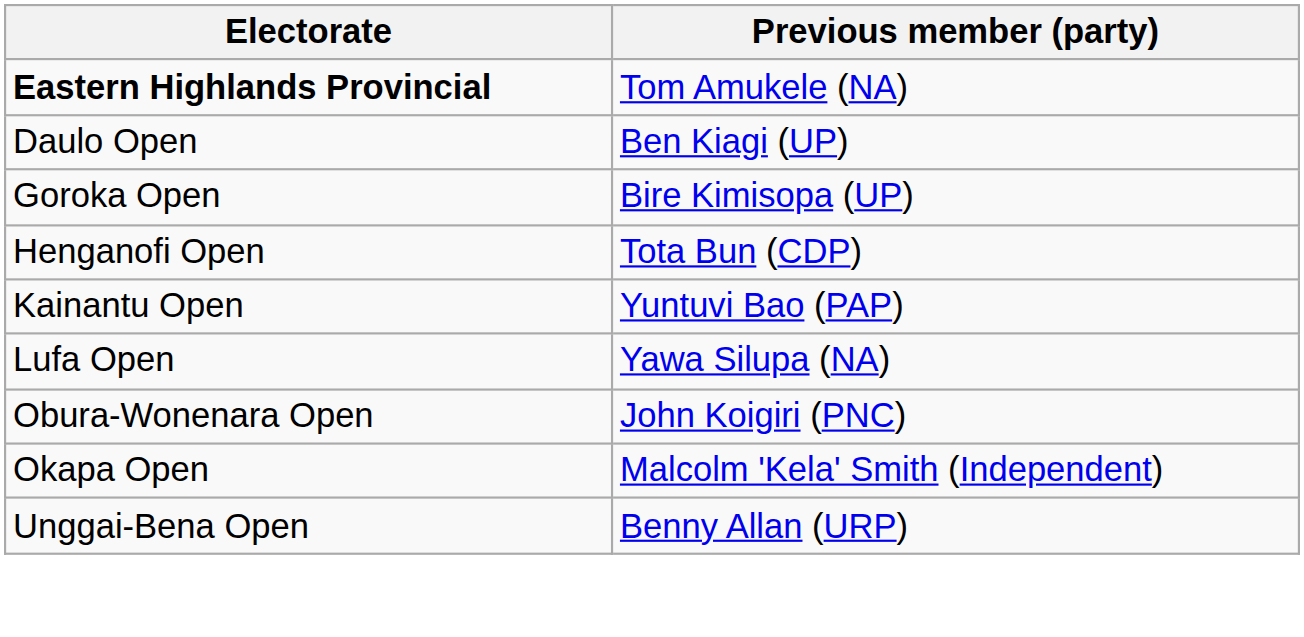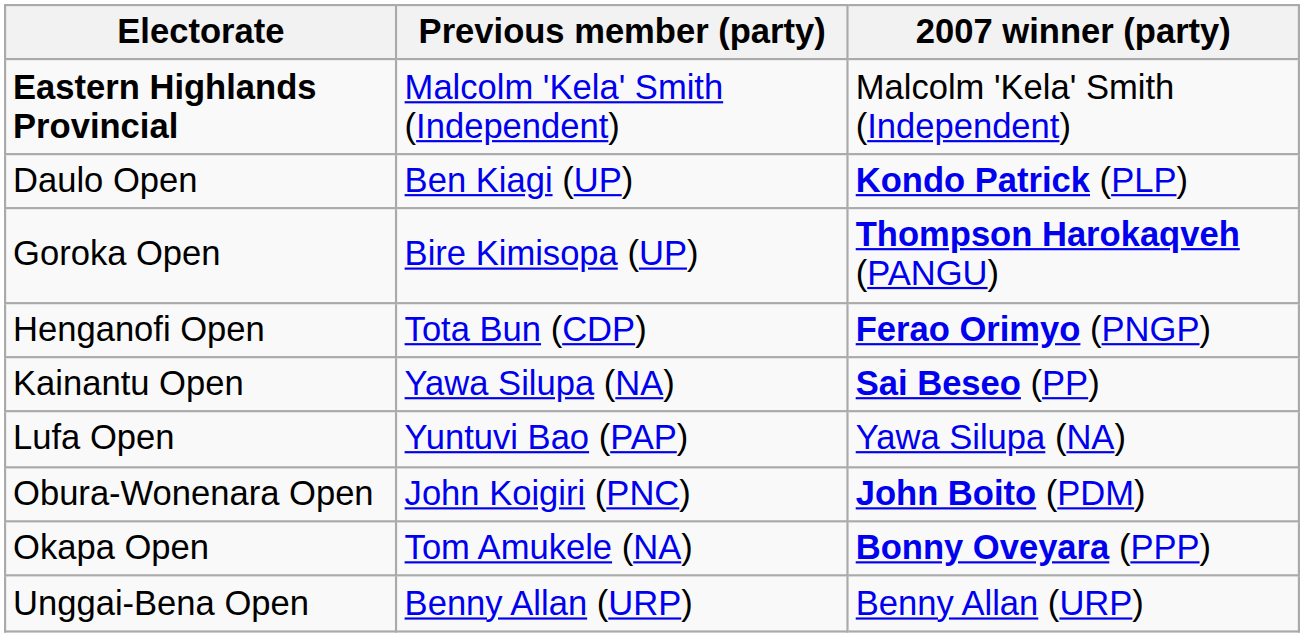+ column: (1073, 31)
(764, 86) Tom Amukele (NA) -> (564, 106) Malcolm 'Kela' Smith (Independent)
(762, 305) Yuntuvi Bao (PAP) -> (540, 383) Yawa Silupa (NA)
(755, 360) Yawa Silupa (NA) -> (546, 438) Yuntuvi Bao (PAP)
(892, 470) Malcolm 'Kela' Smith (Independent) -> (549, 548) Tom Amukele (NA)
